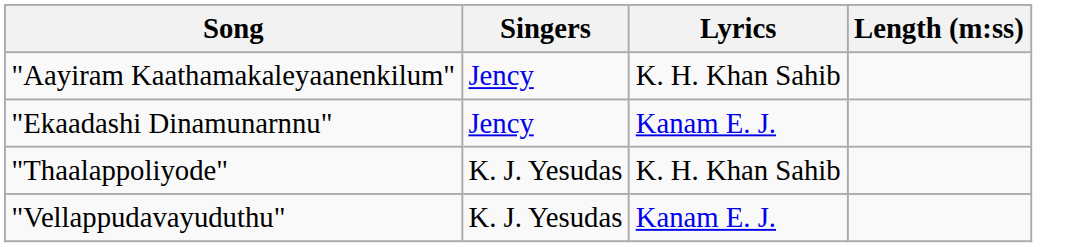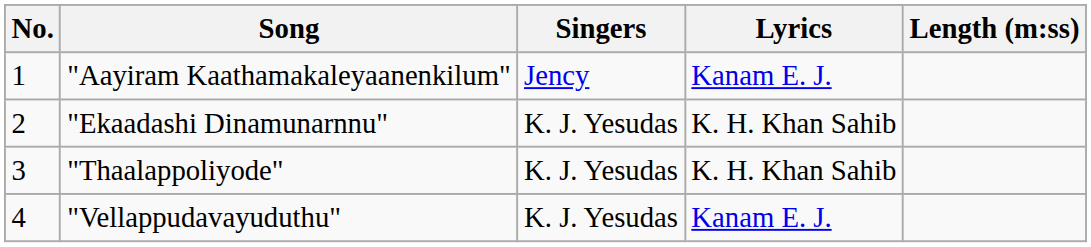+ column: (33, 28)
(738, 75) K. H. Khan Sahib -> (761, 75) Kanam E. J.
(501, 123) Jency -> (601, 123) K. J. Yesudas
(706, 123) Kanam E. J. -> (794, 123) K. H. Khan Sahib
